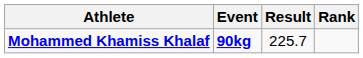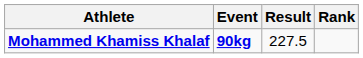(288, 41) 225.7 -> (288, 41) 227.5
